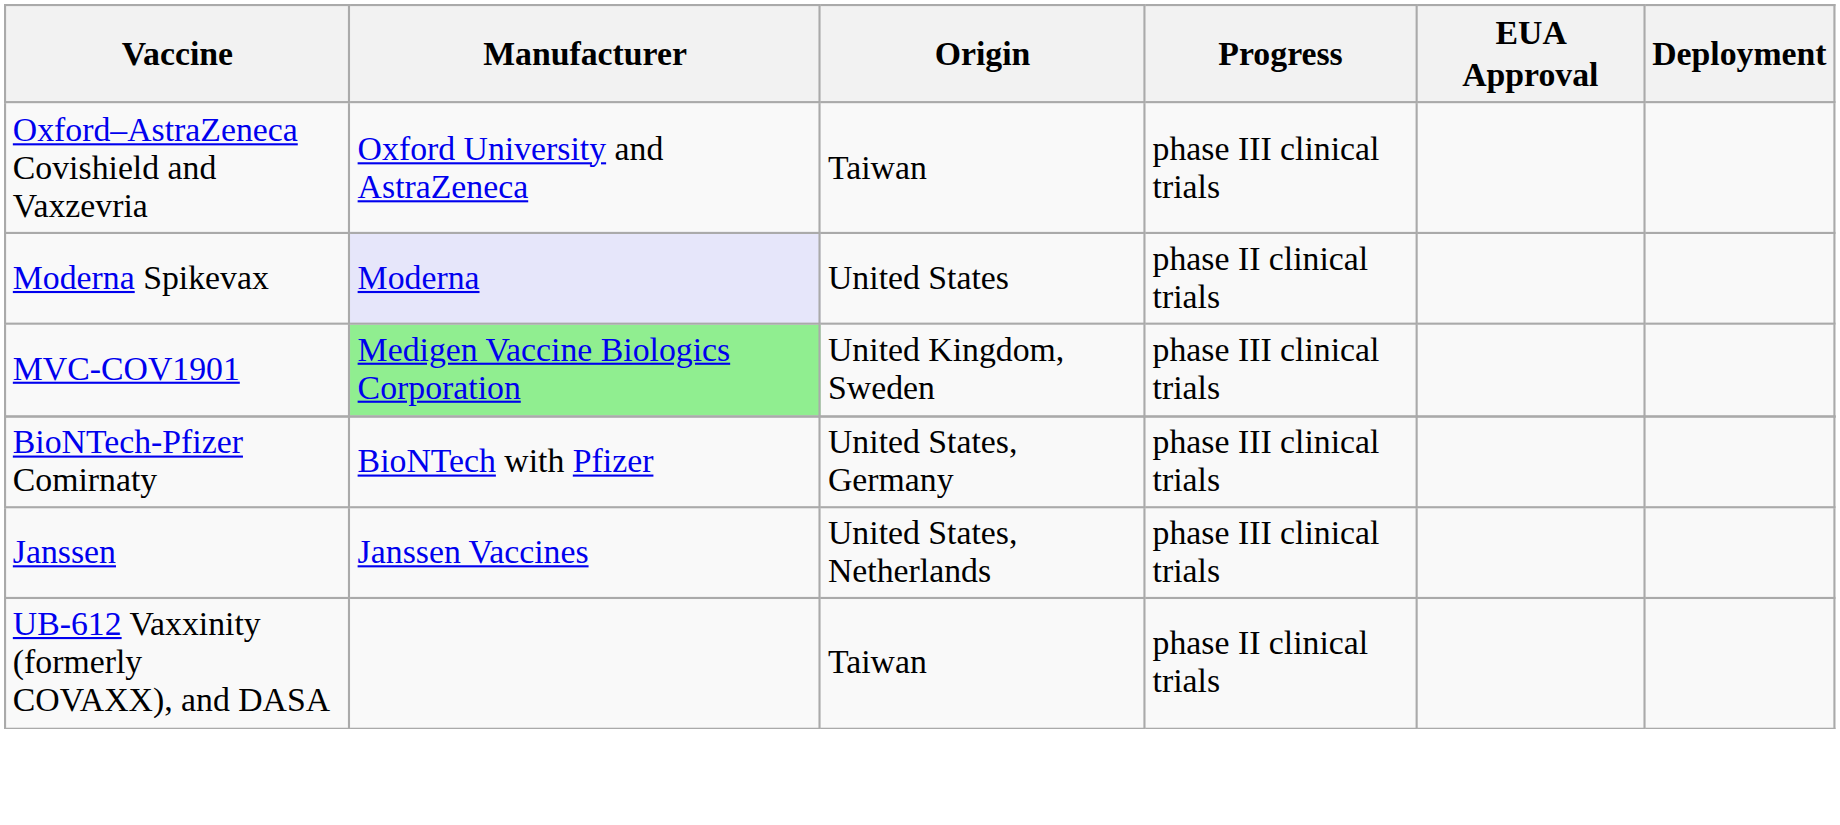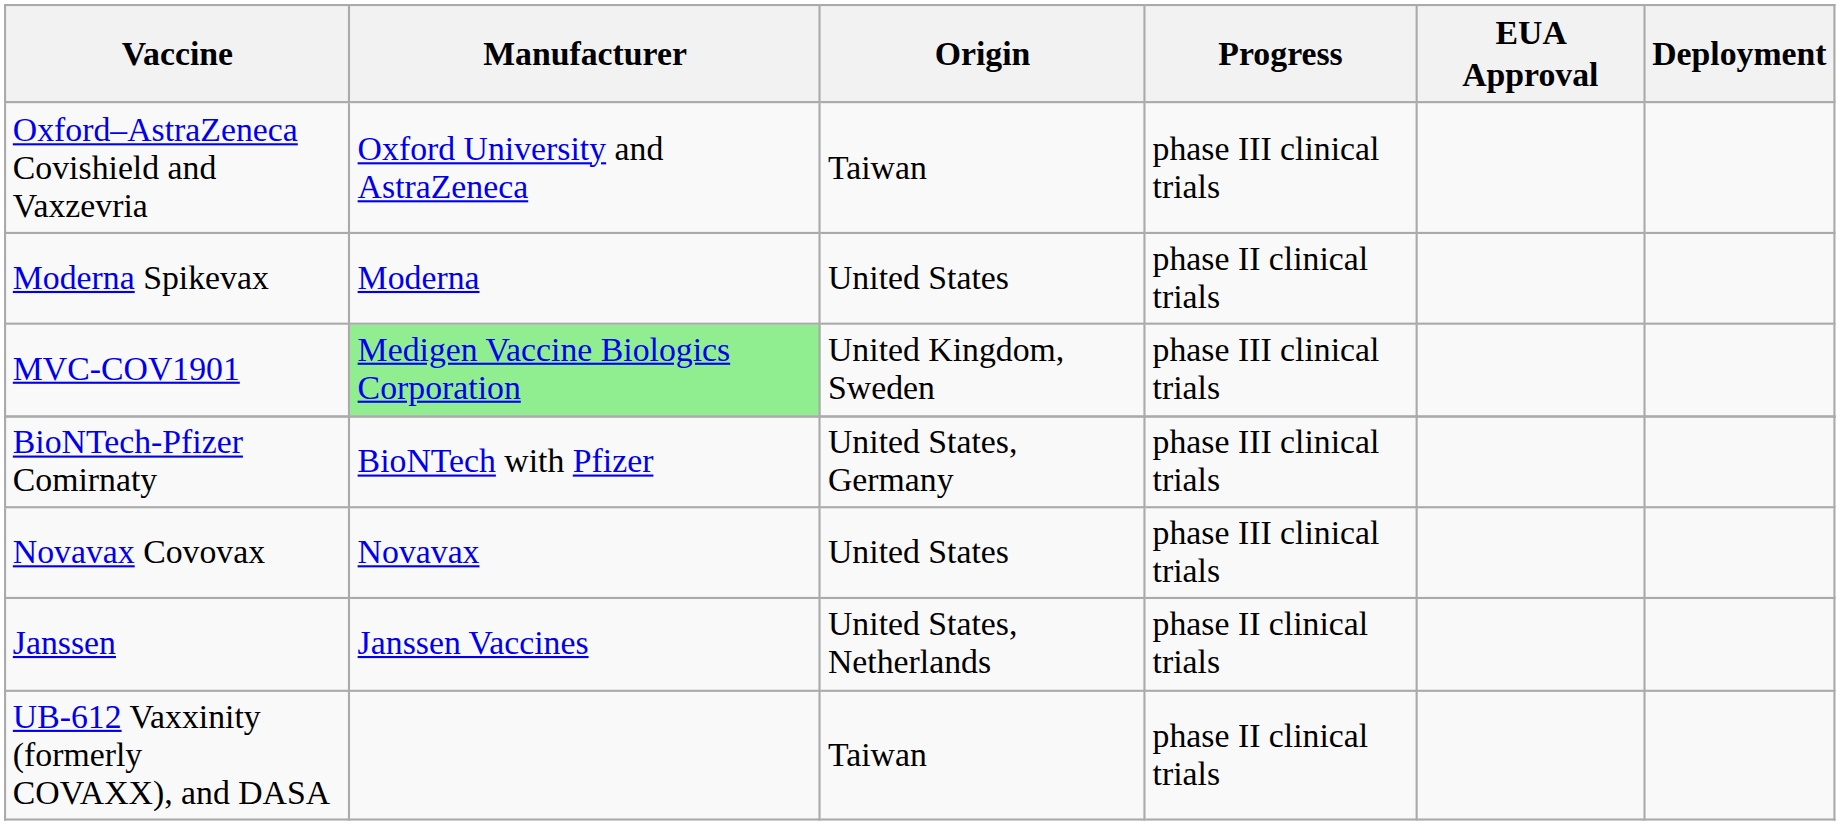(419, 277) lavender background -> (419, 277) no background
+ row: (139, 552)
(1266, 552) phase III clinical trials -> (1260, 643) phase II clinical trials
